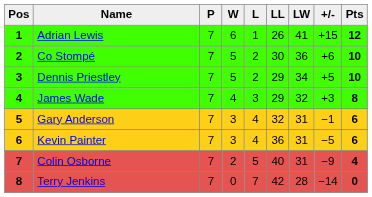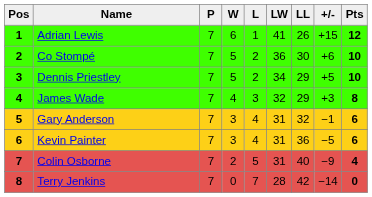columns swapped: (302, 14) <-> (278, 14)
